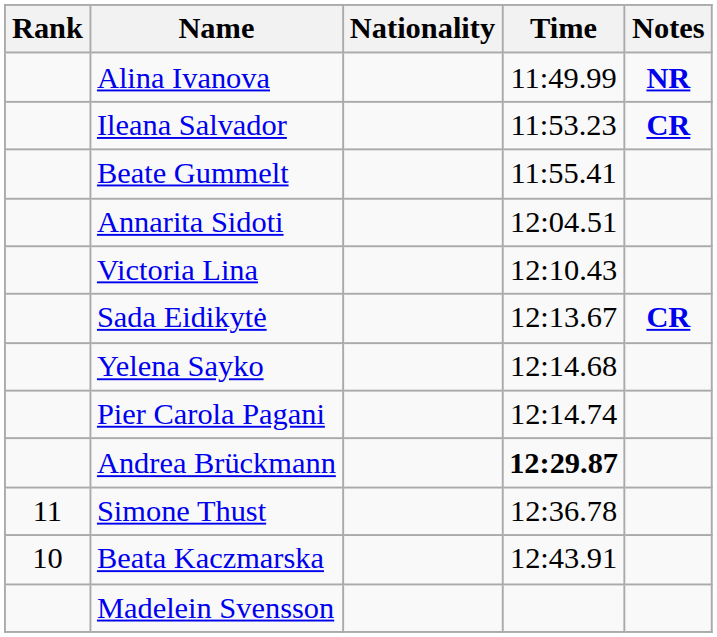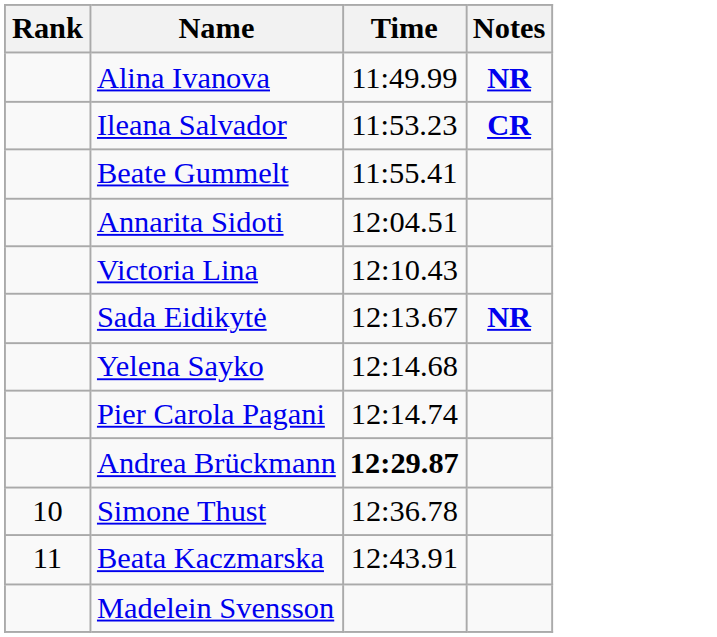- column: (422, 28)
(668, 317) CR -> (509, 317) NR
(47, 510) 11 -> (47, 510) 10
(47, 558) 10 -> (47, 558) 11
